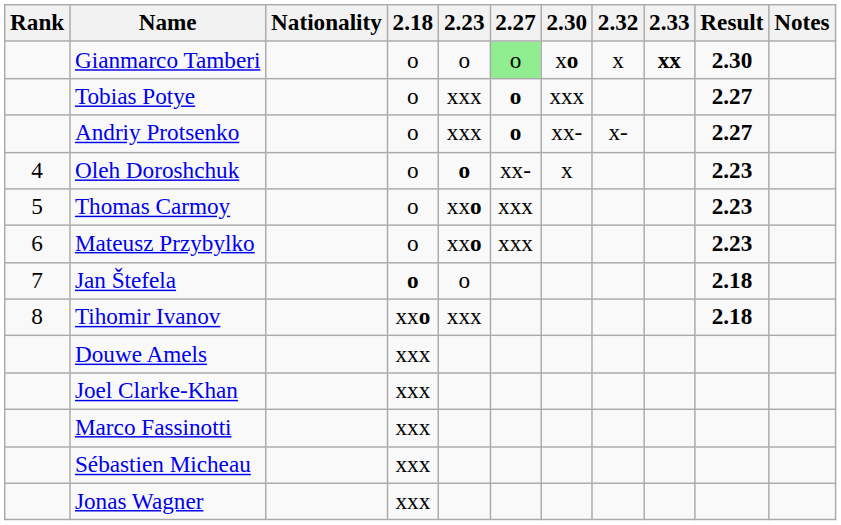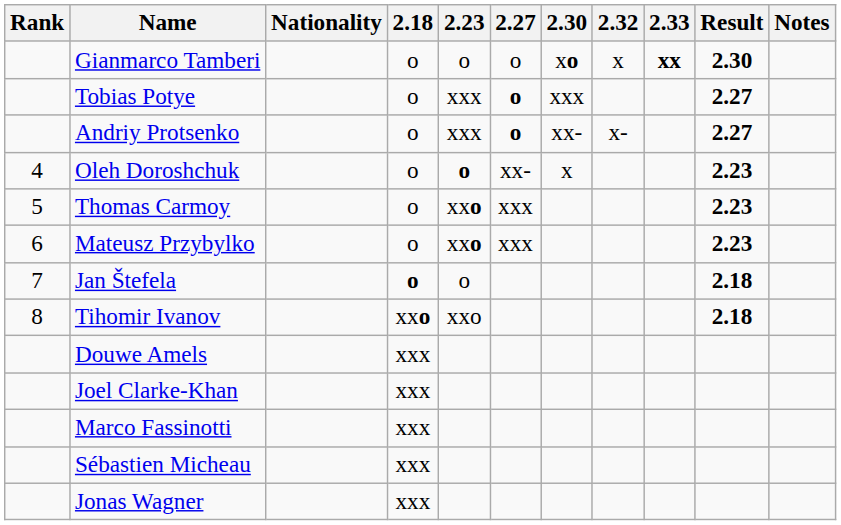(515, 59) lightgreen background -> (515, 59) no background
(464, 317) xxx -> (464, 317) xxo
